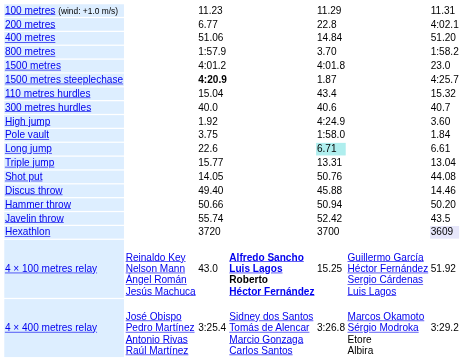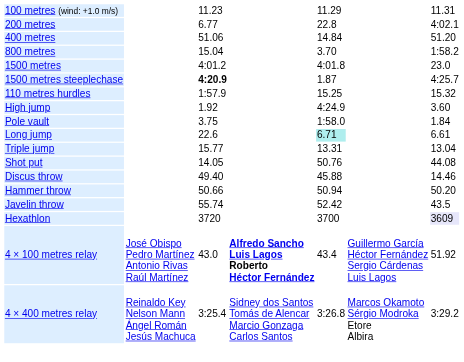(212, 52) 1:57.9 -> (211, 52) 15.04
(211, 93) 15.04 -> (212, 93) 1:57.9
(327, 93) 43.4 -> (330, 93) 15.25
- row: (48, 107)
(161, 274) Reinaldo Key Nelson Mann Ángel Román Jesús Machuca -> (160, 260) José Obispo Pedro Martínez Antonio Rivas Raúl Martínez
(330, 269) 15.25 -> (327, 255) 43.4
(160, 333) José Obispo Pedro Martínez Antonio Rivas Raúl Martínez -> (161, 320) Reinaldo Key Nelson Mann Ángel Román Jesús Machuca
